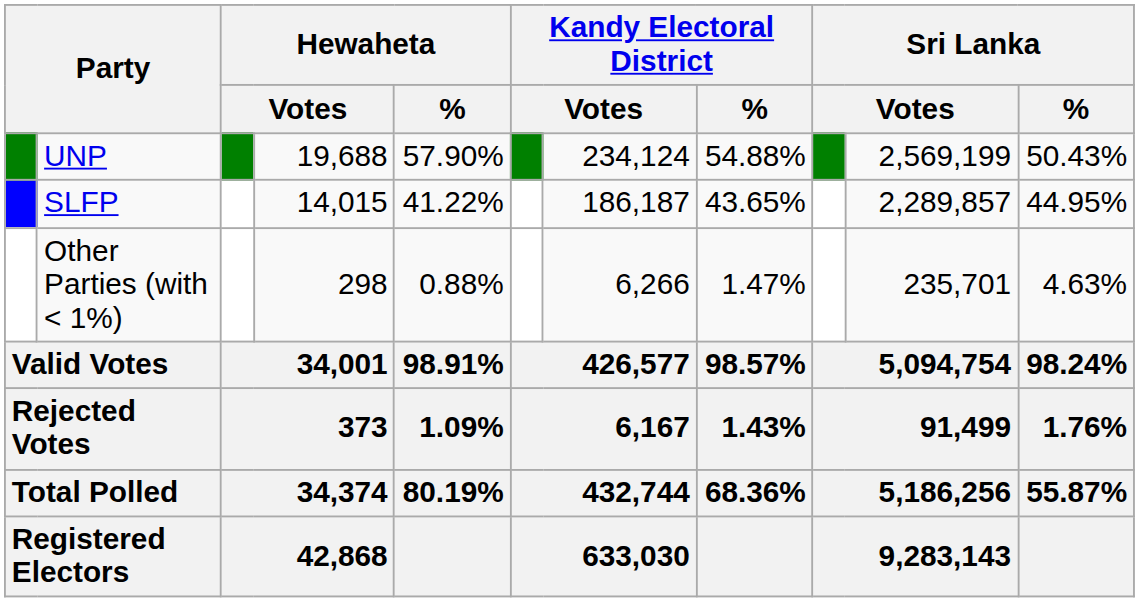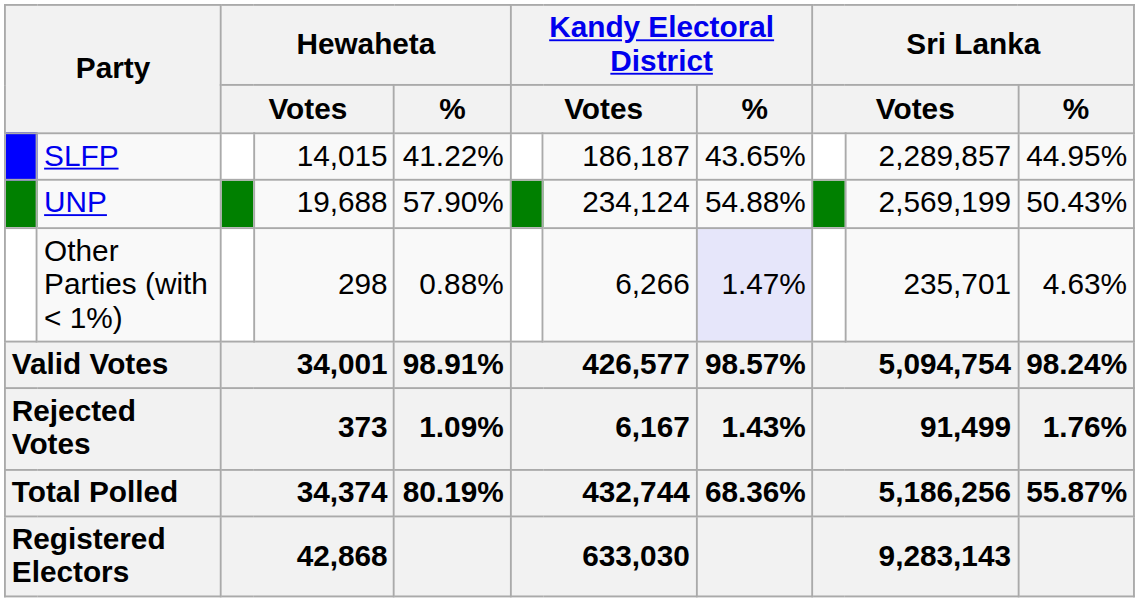rows swapped: (76, 155) <-> (81, 203)
(764, 283) no background -> (764, 283) lavender background
